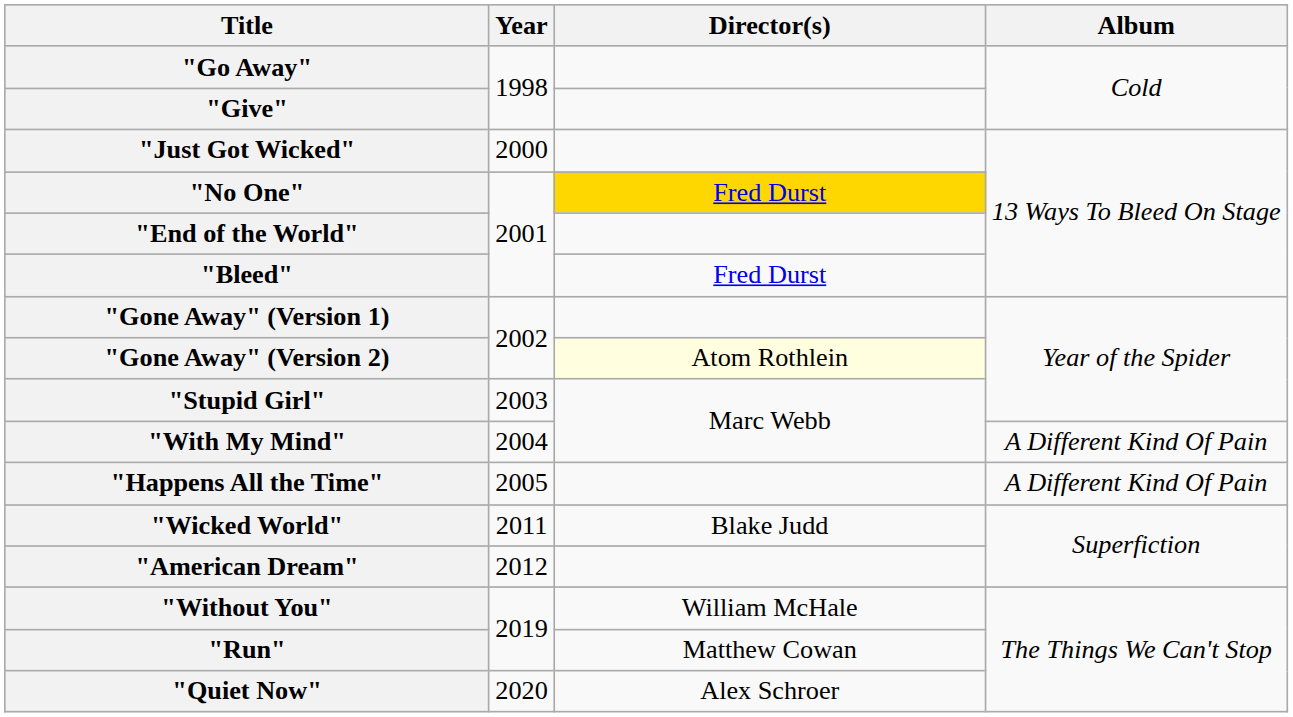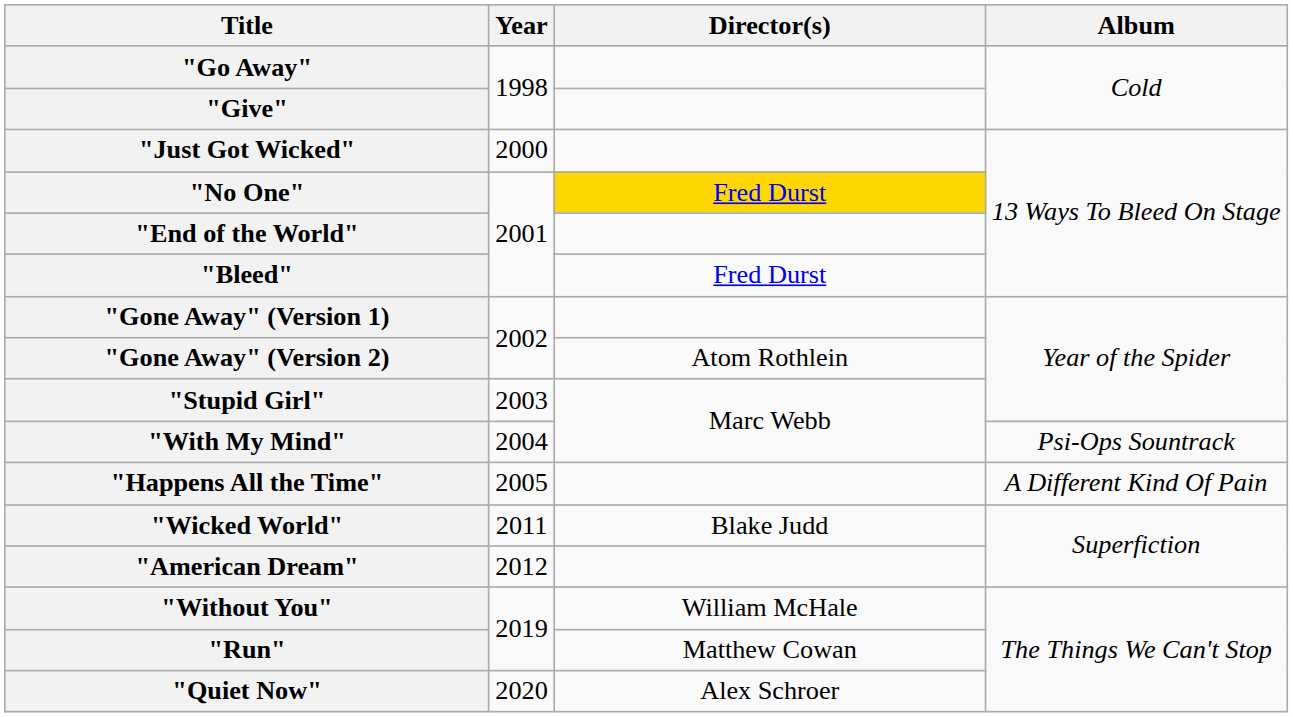(770, 358) lightyellow background -> (770, 358) no background
(1136, 441) A Different Kind Of Pain -> (1136, 441) Psi-Ops Sountrack
